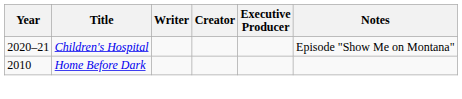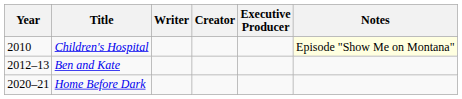(28, 46) 2020–21 -> (19, 46) 2010
(375, 46) no background -> (375, 46) lightyellow background
+ row: (87, 65)
(19, 65) 2010 -> (28, 84) 2020–21
